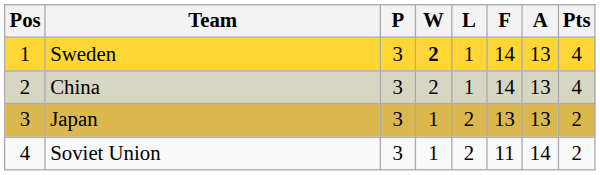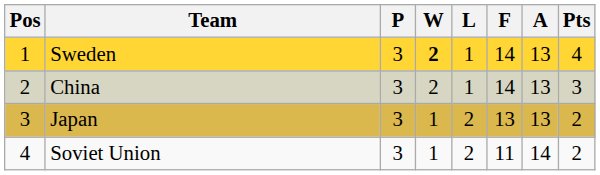(577, 86) 4 -> (577, 86) 3
